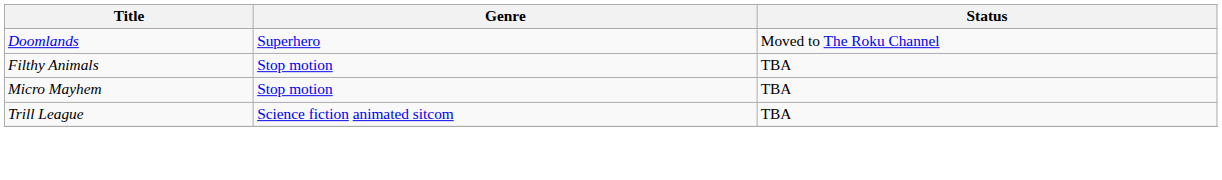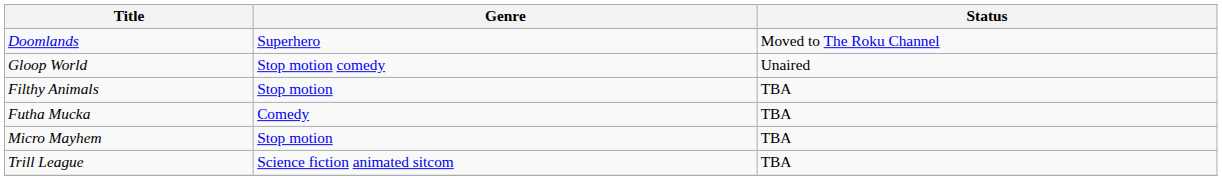+ row: (48, 65)
+ row: (49, 114)
